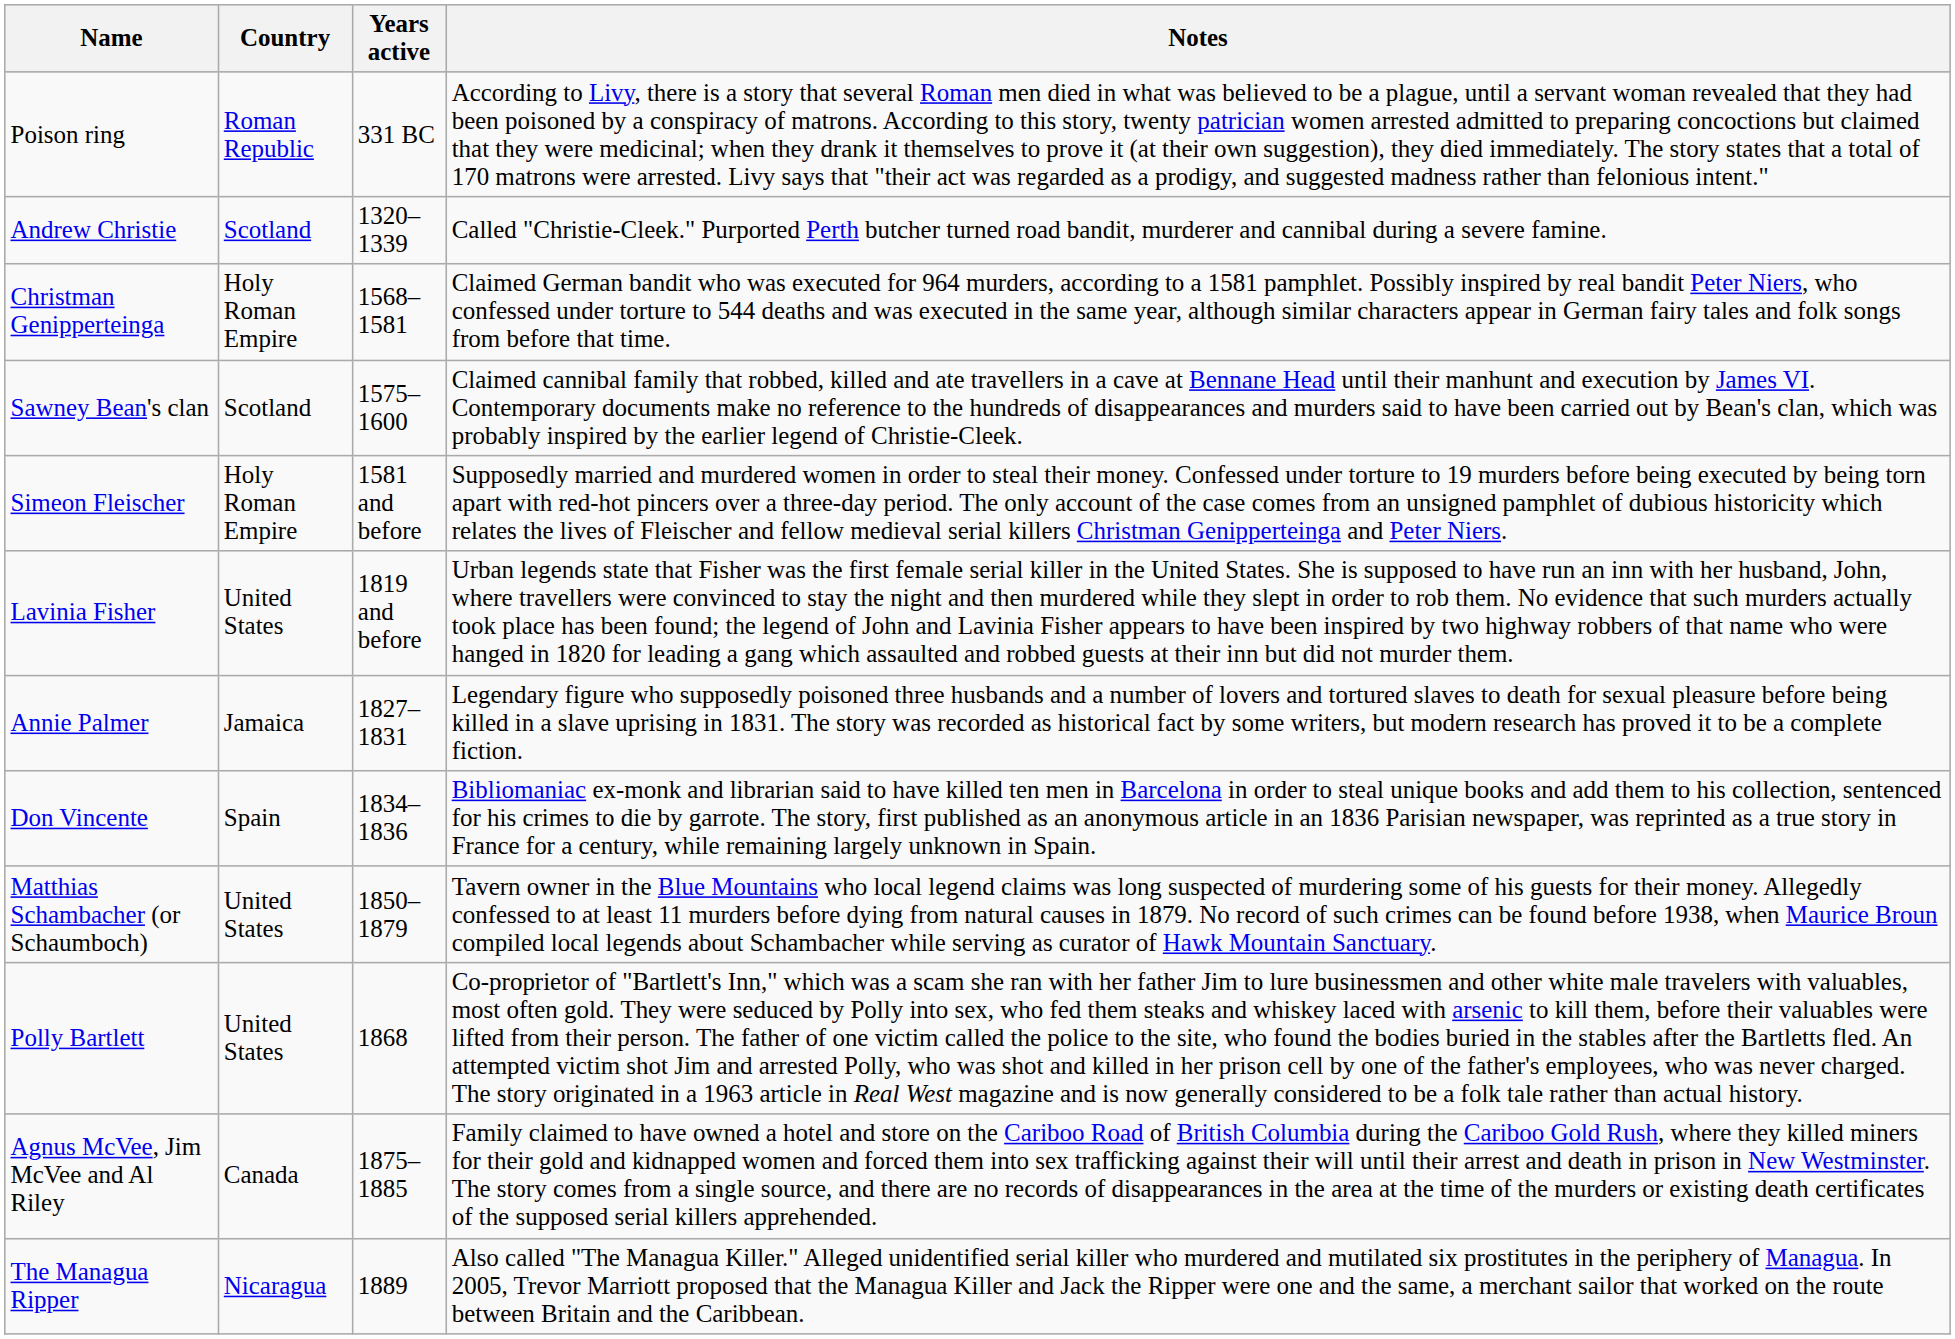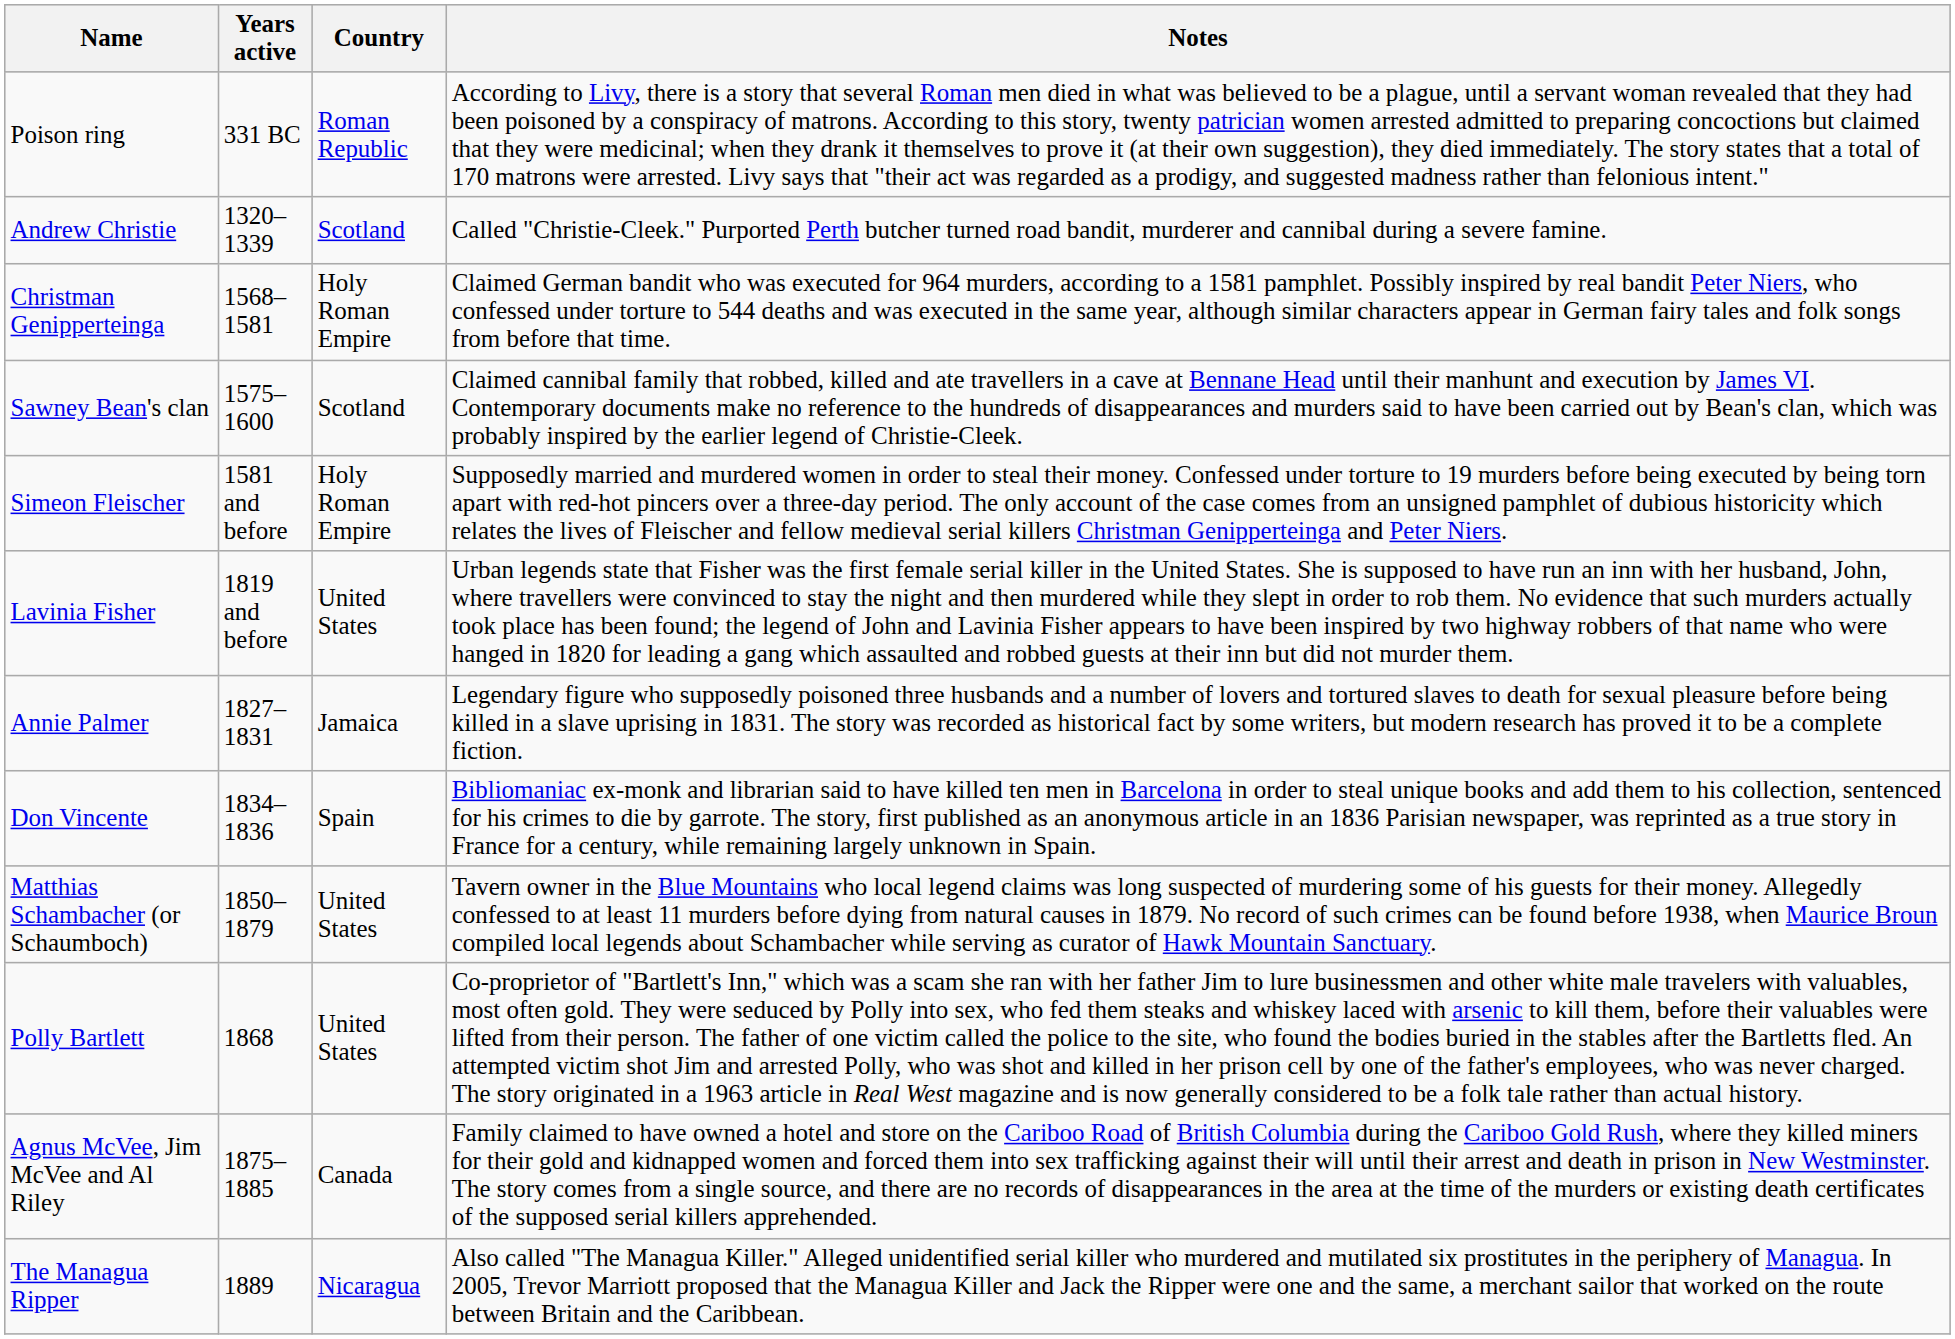columns swapped: (285, 38) <-> (399, 38)
